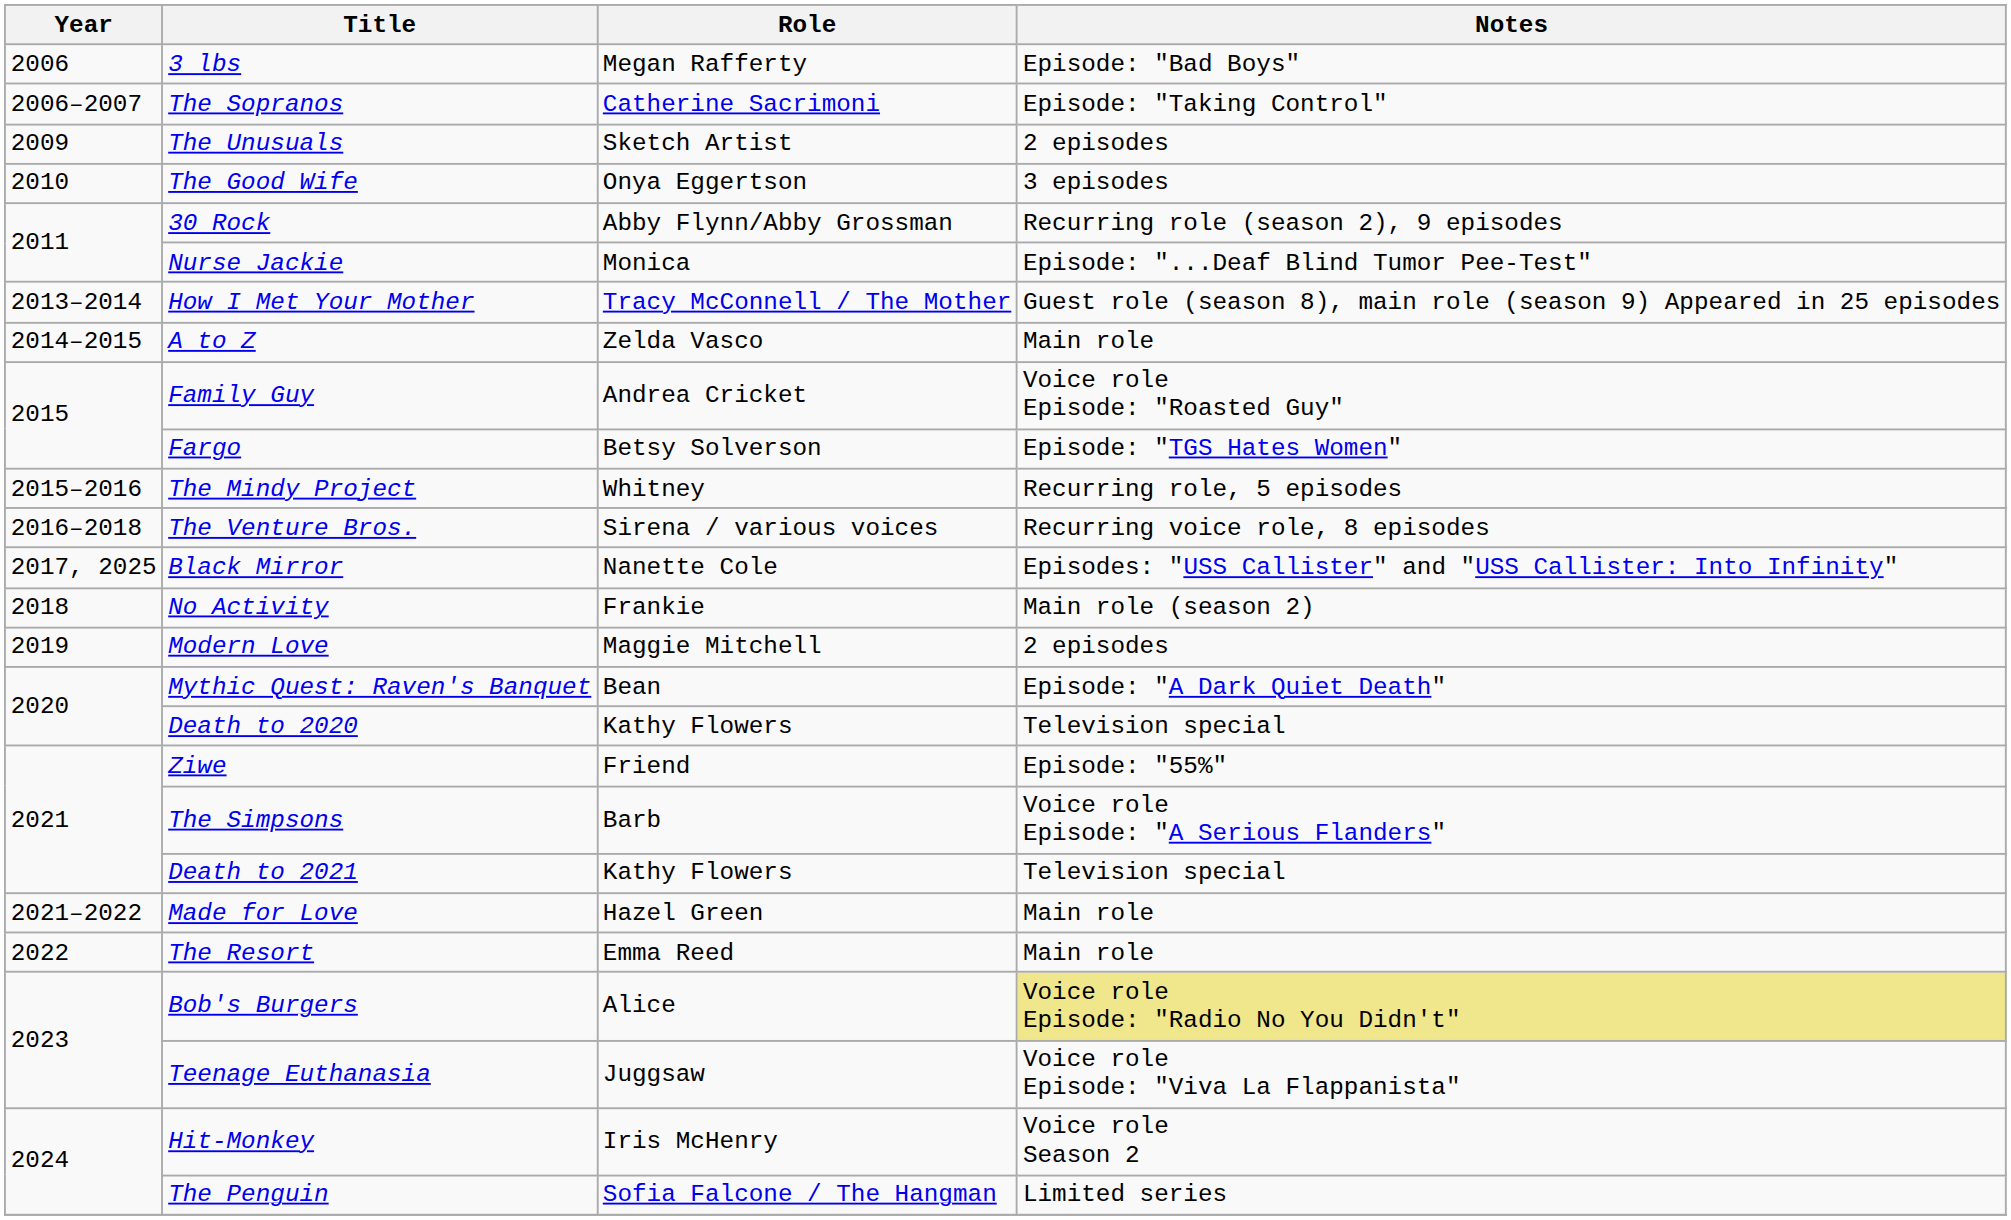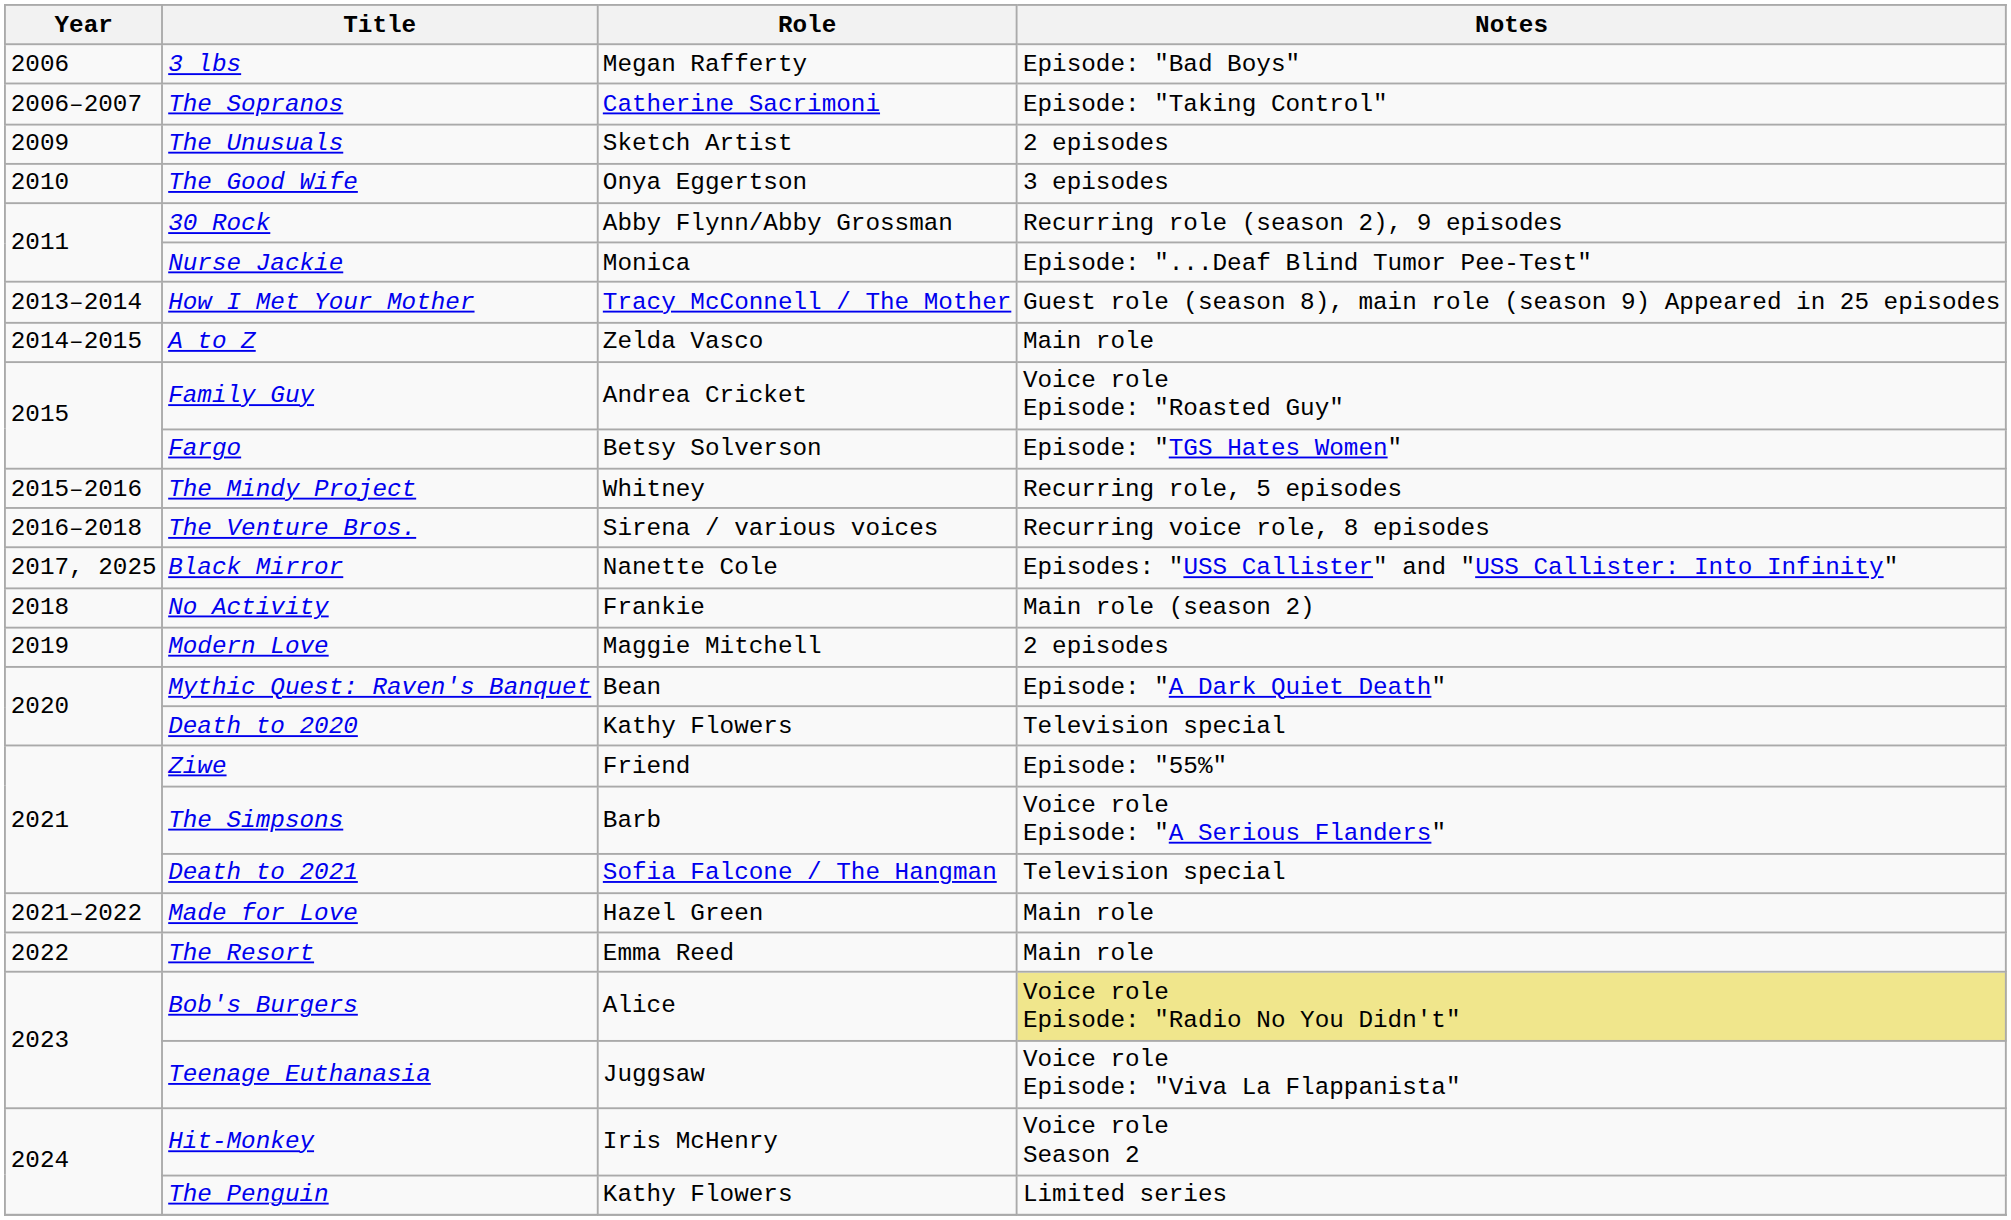(698, 873) Kathy Flowers -> (800, 873) Sofia Falcone / The Hangman
(800, 1195) Sofia Falcone / The Hangman -> (698, 1195) Kathy Flowers
